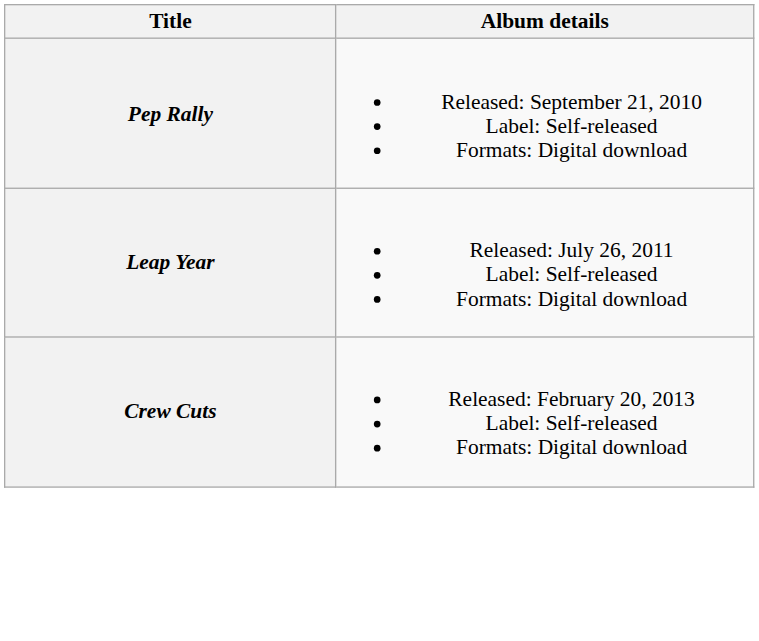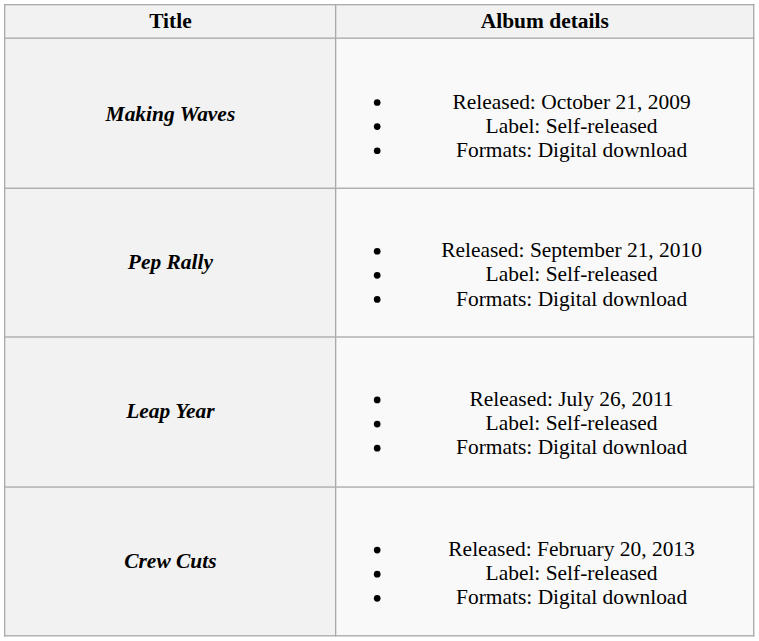+ row: (170, 113)
